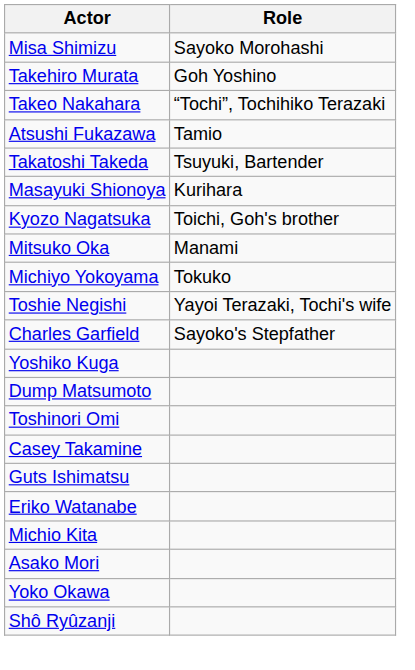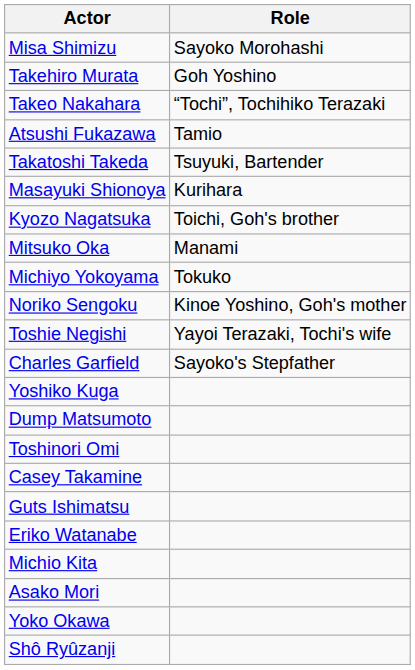+ row: (73, 305)
